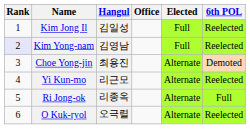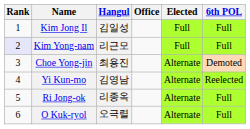(224, 28) Reelected -> (224, 28) Full
(114, 45) 김영남 -> (114, 45) 리근모
(224, 45) Reelected -> (224, 45) Full
(114, 80) 리근모 -> (114, 80) 김영남
(224, 115) Reelected -> (224, 115) Full
